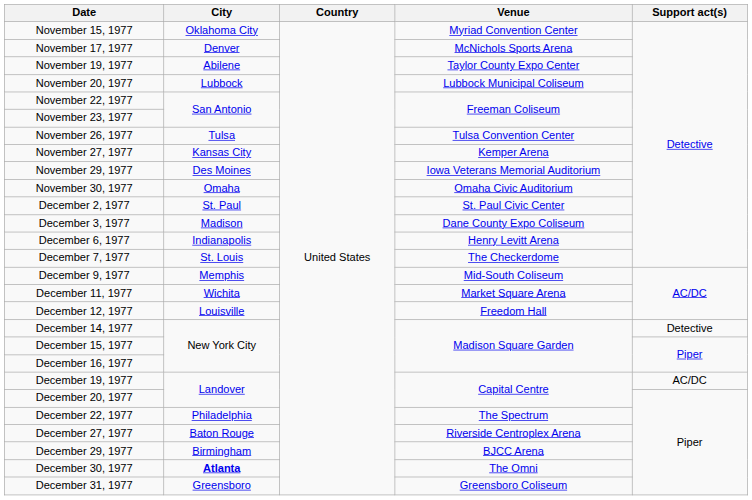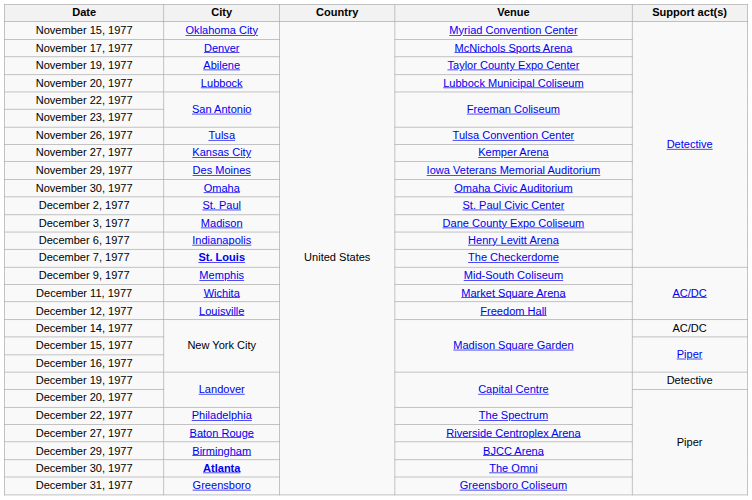(222, 258) normal -> (222, 258) bold
(690, 328) Detective -> (690, 328) AC/DC
(690, 380) AC/DC -> (690, 380) Detective
